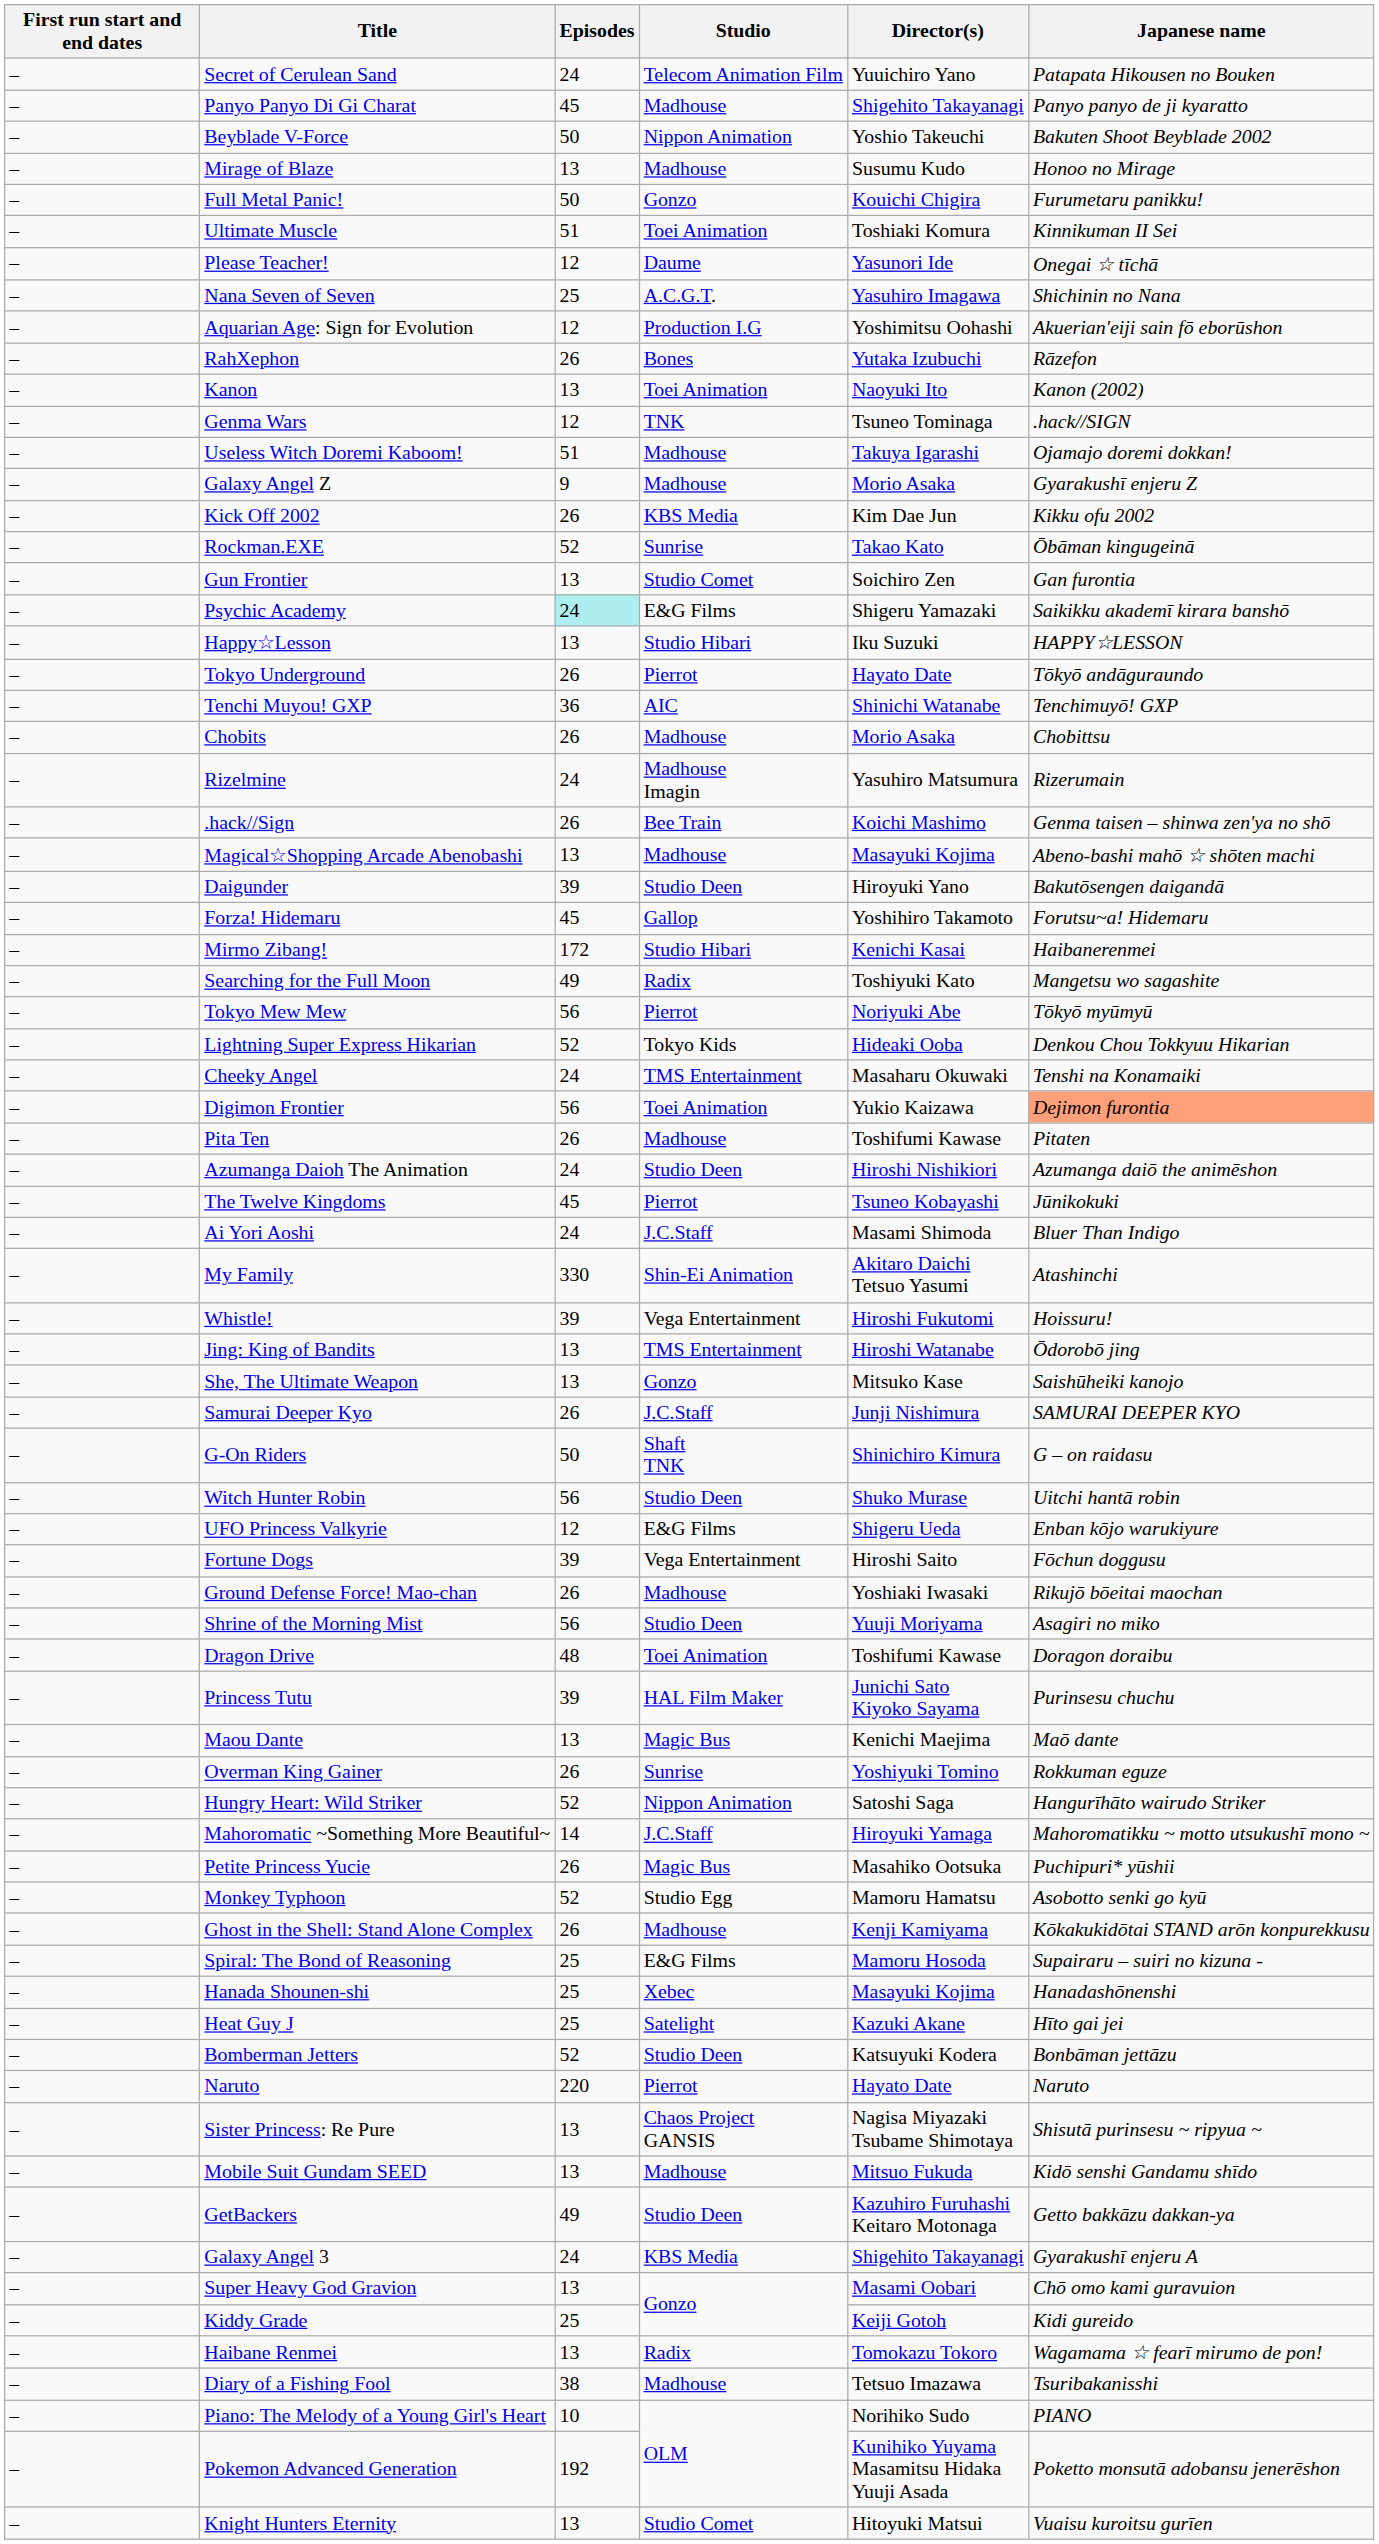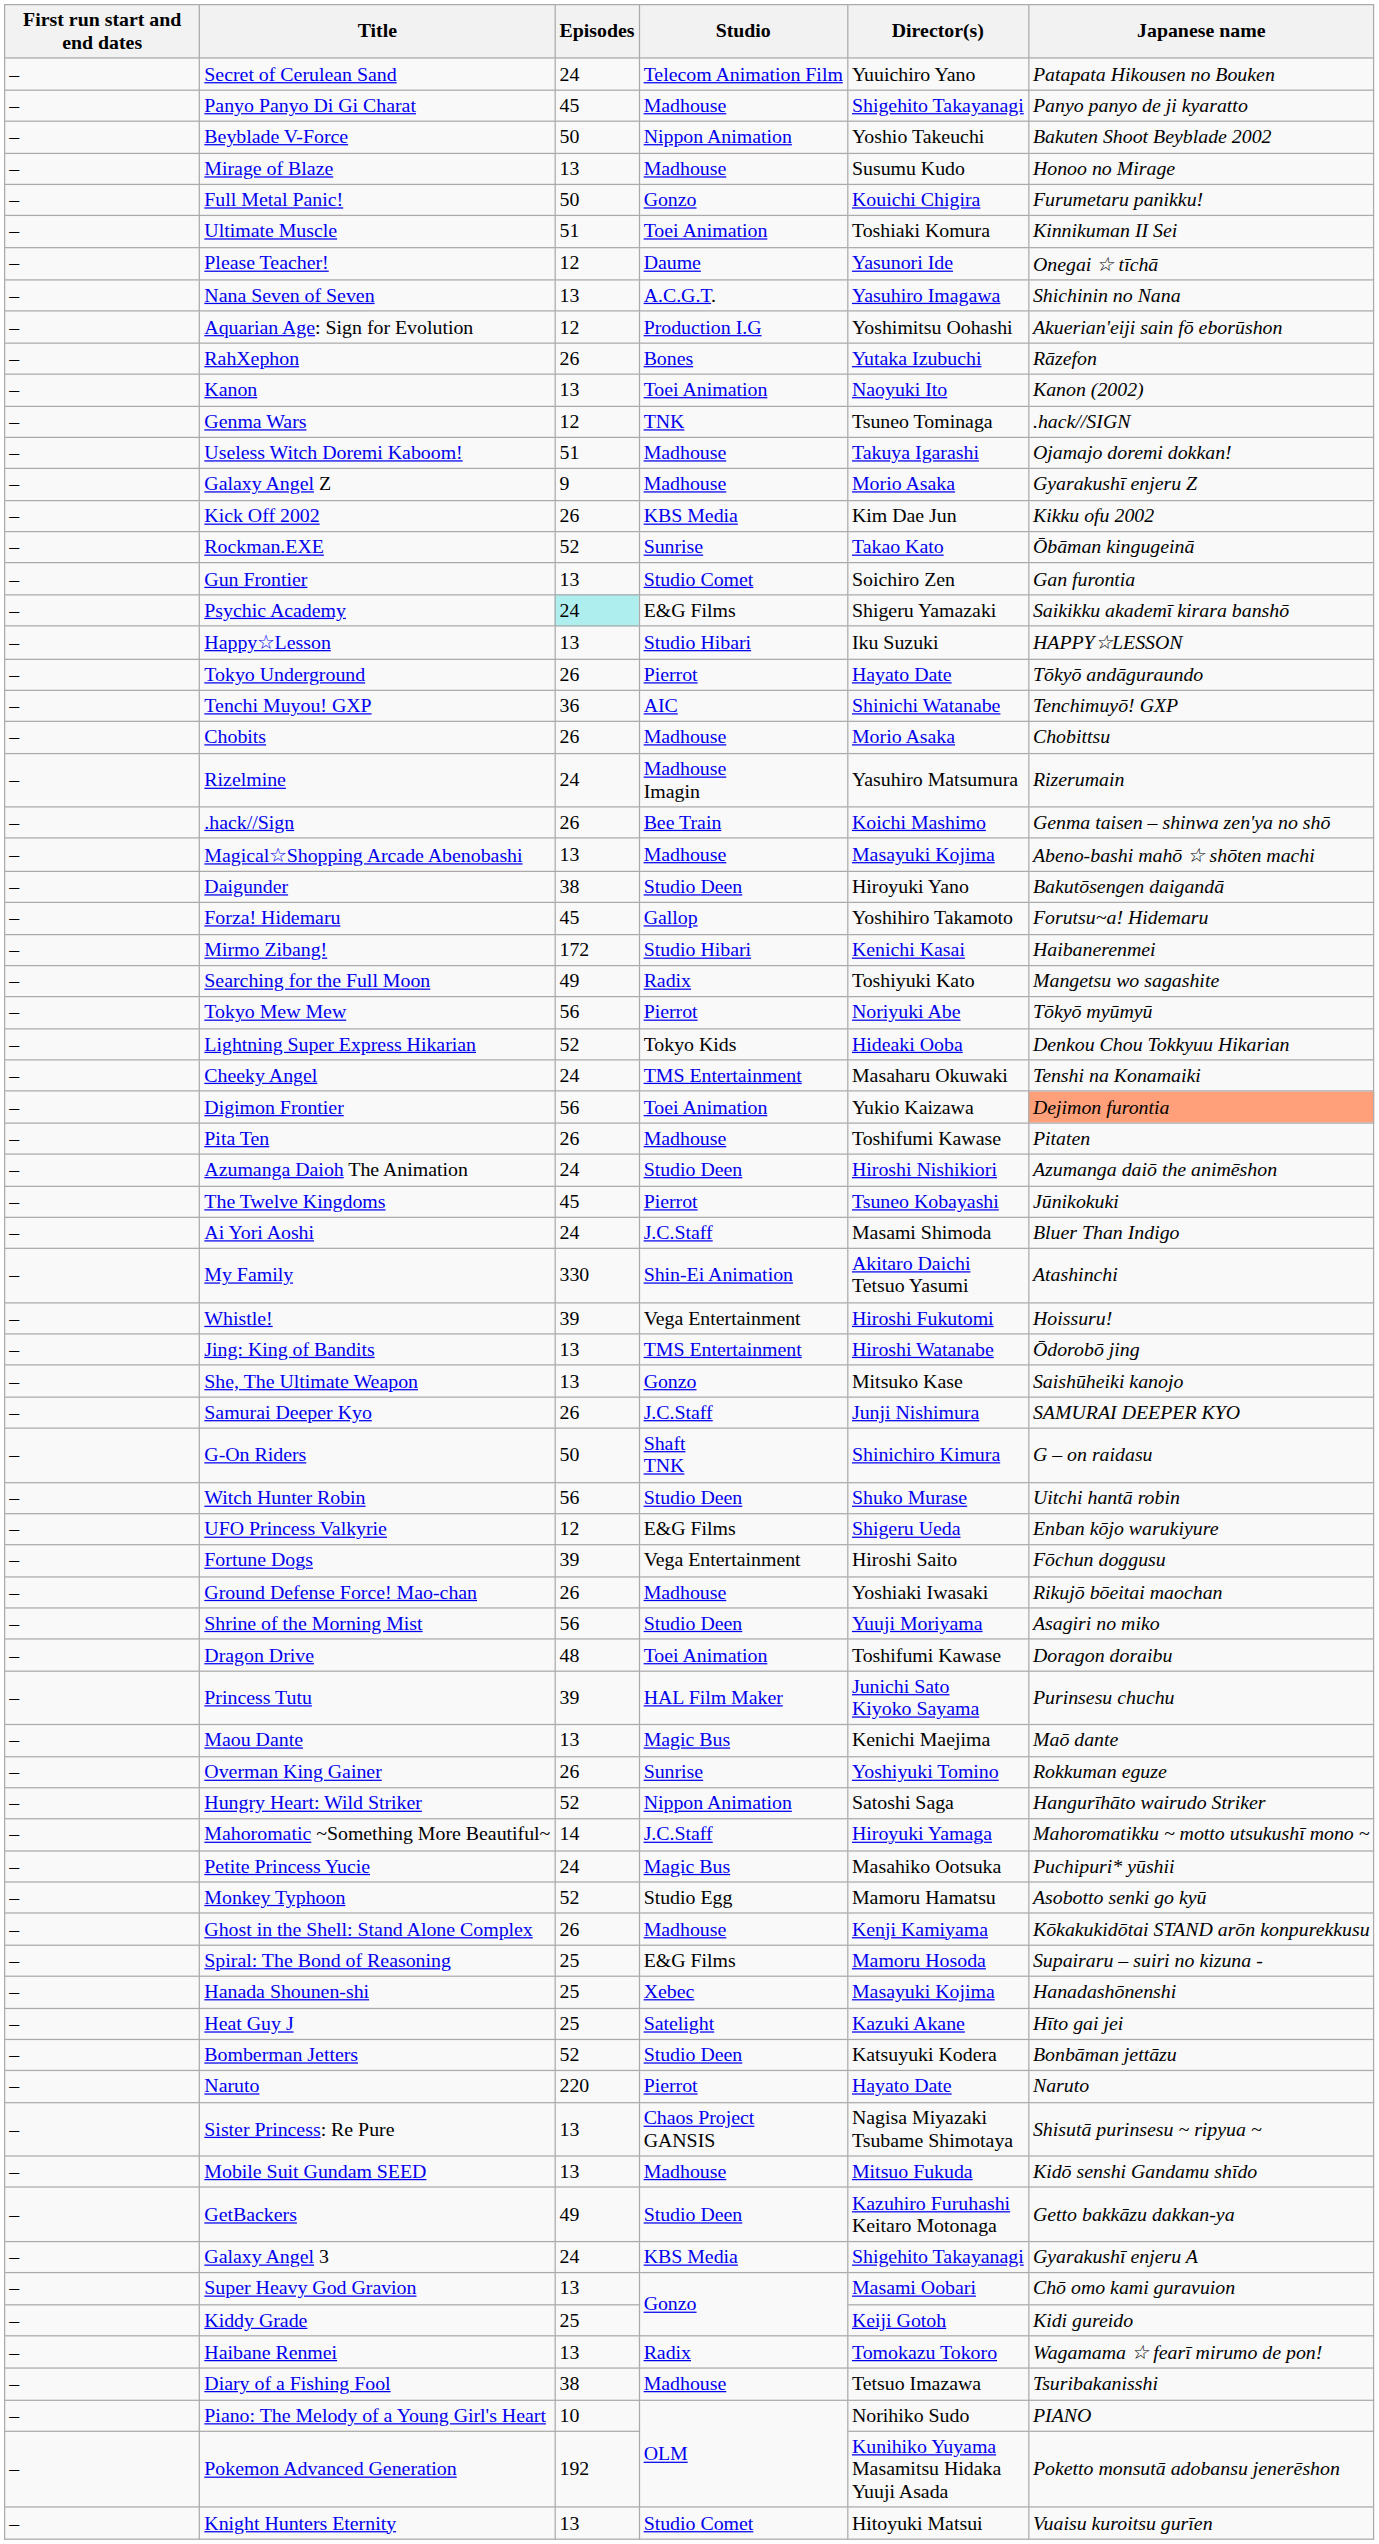(569, 295) 25 -> (569, 295) 13
(569, 886) 39 -> (569, 886) 38
(569, 1866) 26 -> (569, 1866) 24
